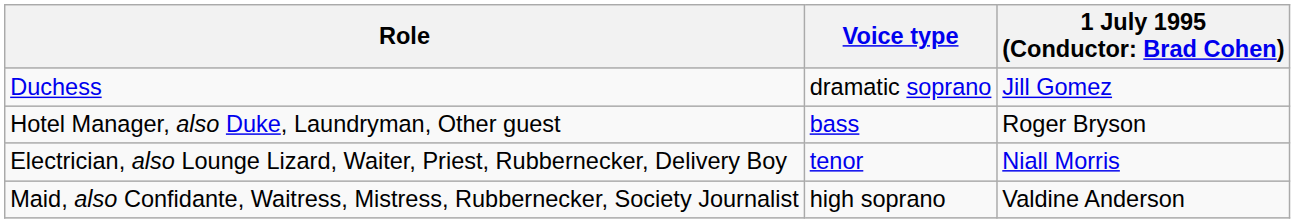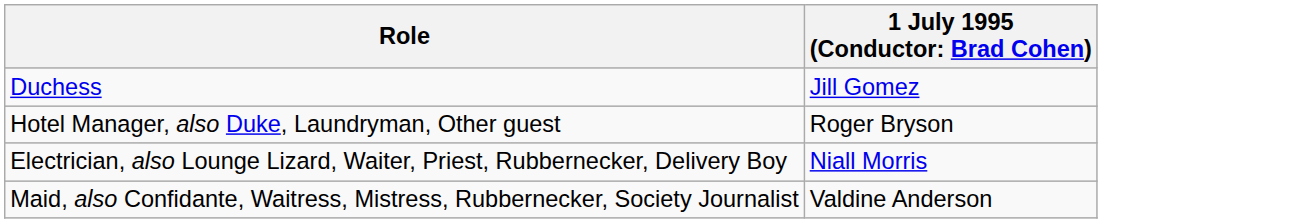- column: (901, 36)
